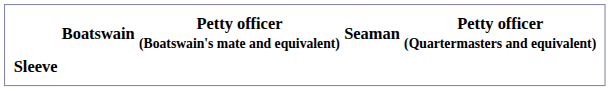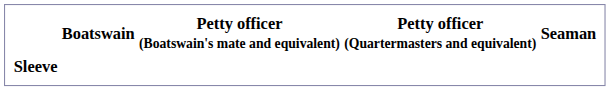columns swapped: (500, 33) <-> (372, 33)
